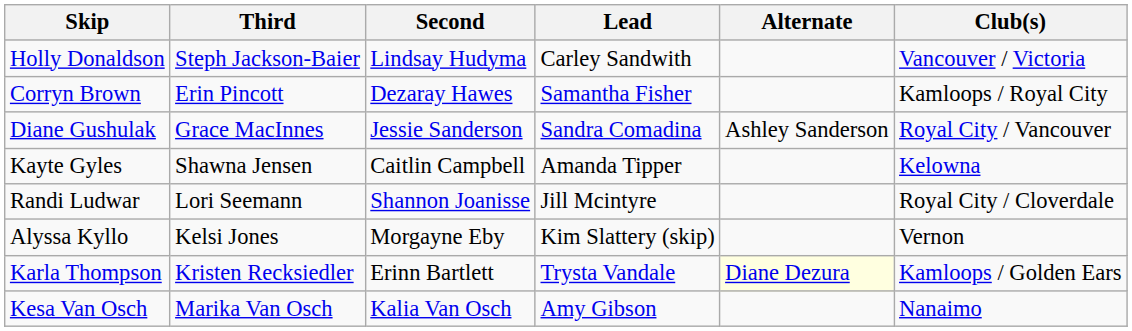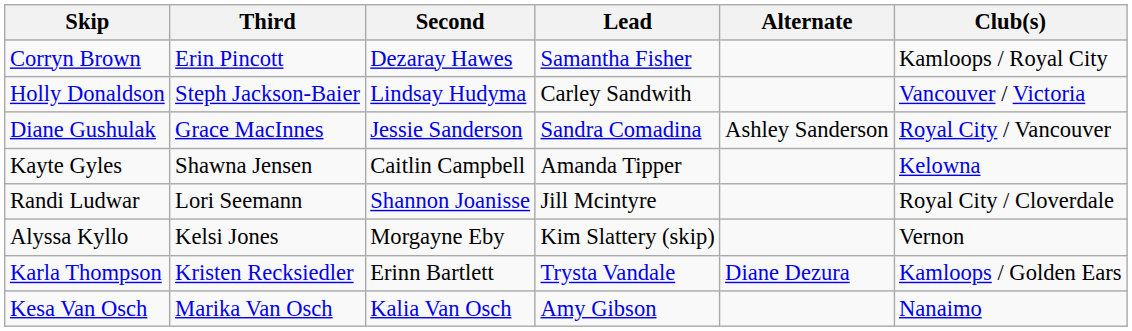rows swapped: (75, 93) <-> (87, 58)
(787, 272) lightyellow background -> (787, 272) no background
